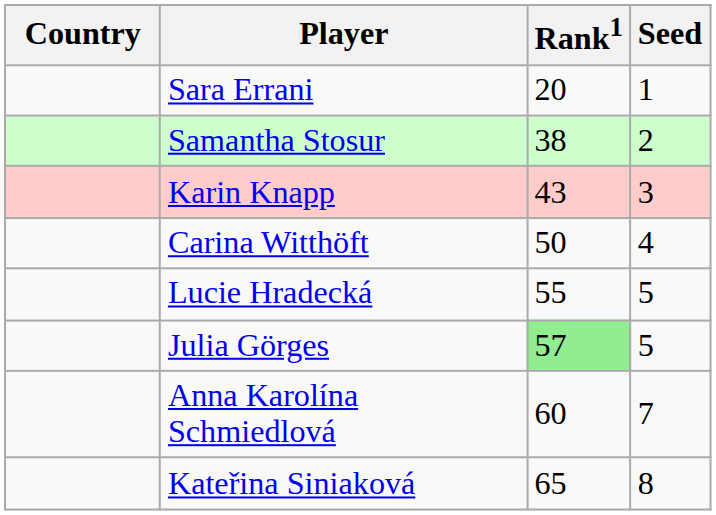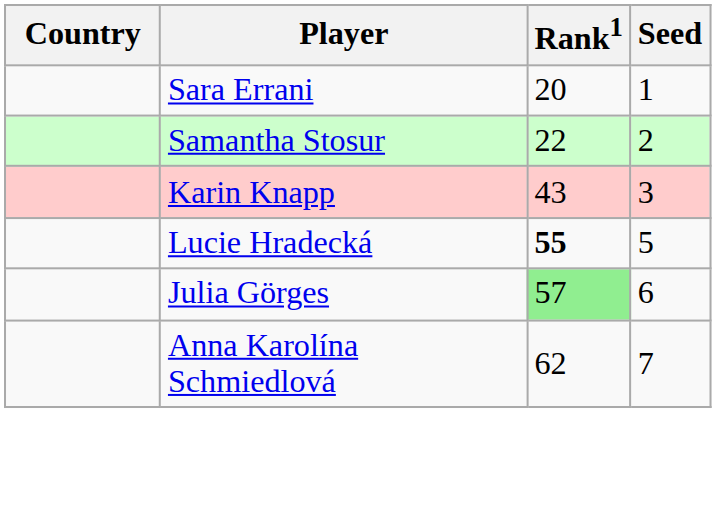(551, 140) 38 -> (551, 140) 22
- row: (268, 242)
(551, 293) normal -> (551, 242) bold
(646, 344) 5 -> (646, 293) 6
(551, 413) 60 -> (551, 362) 62
- row: (292, 482)
